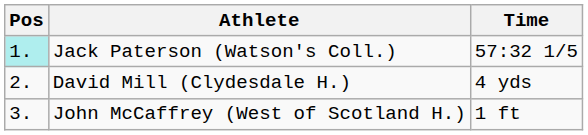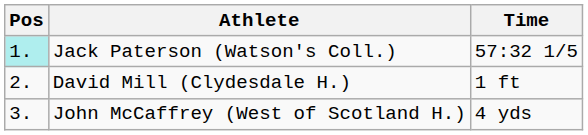(503, 83) 4 yds -> (498, 83) 1 ft
(498, 114) 1 ft -> (503, 114) 4 yds
